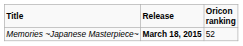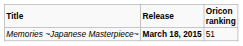(210, 34) 52 -> (210, 34) 51
